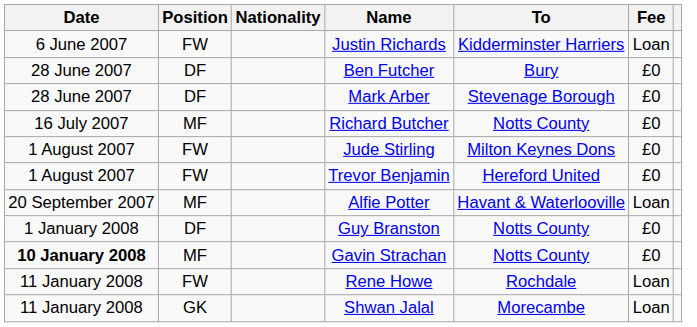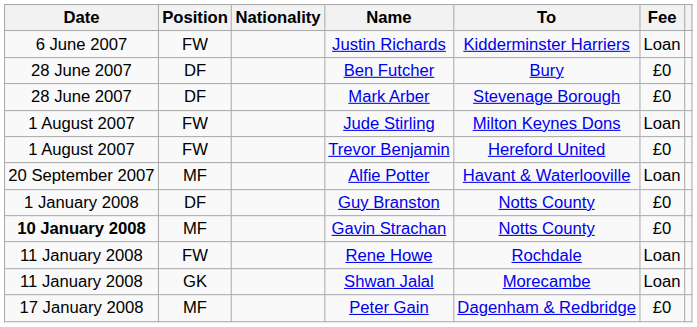- row: (389, 123)
(651, 149) £0 -> (662, 123) Loan
+ row: (389, 307)
